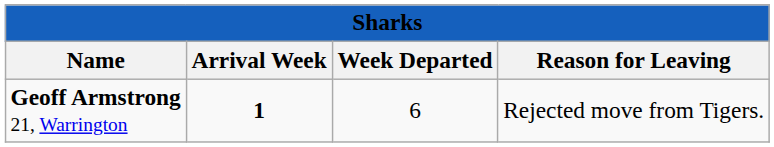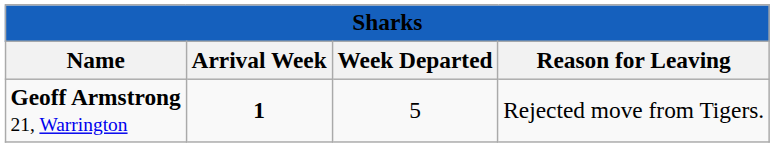(415, 110) 6 -> (415, 110) 5
